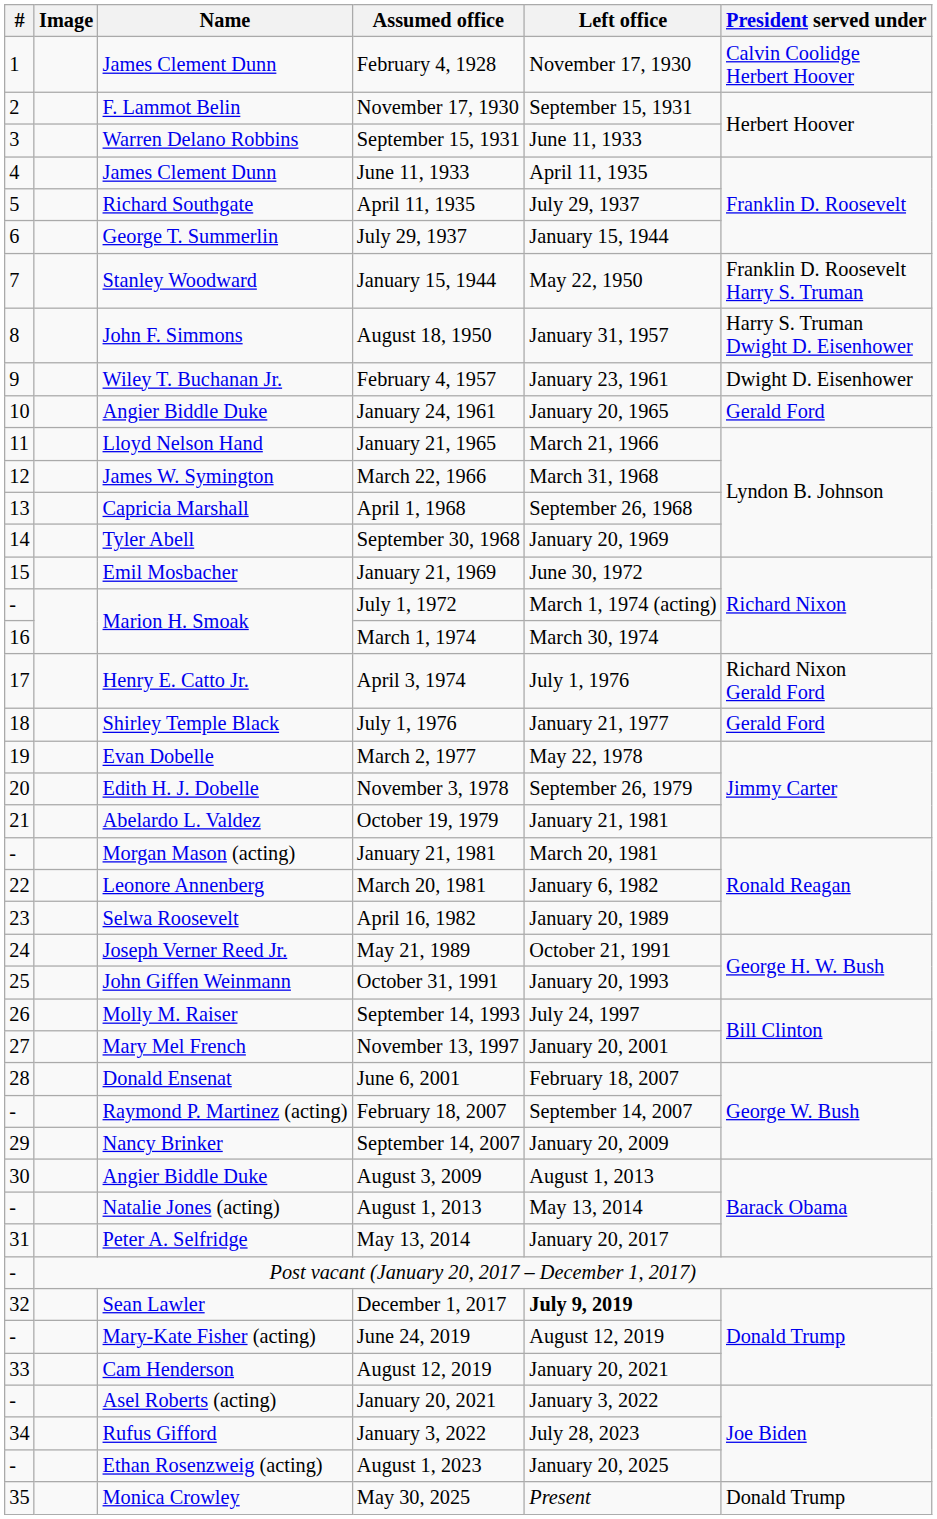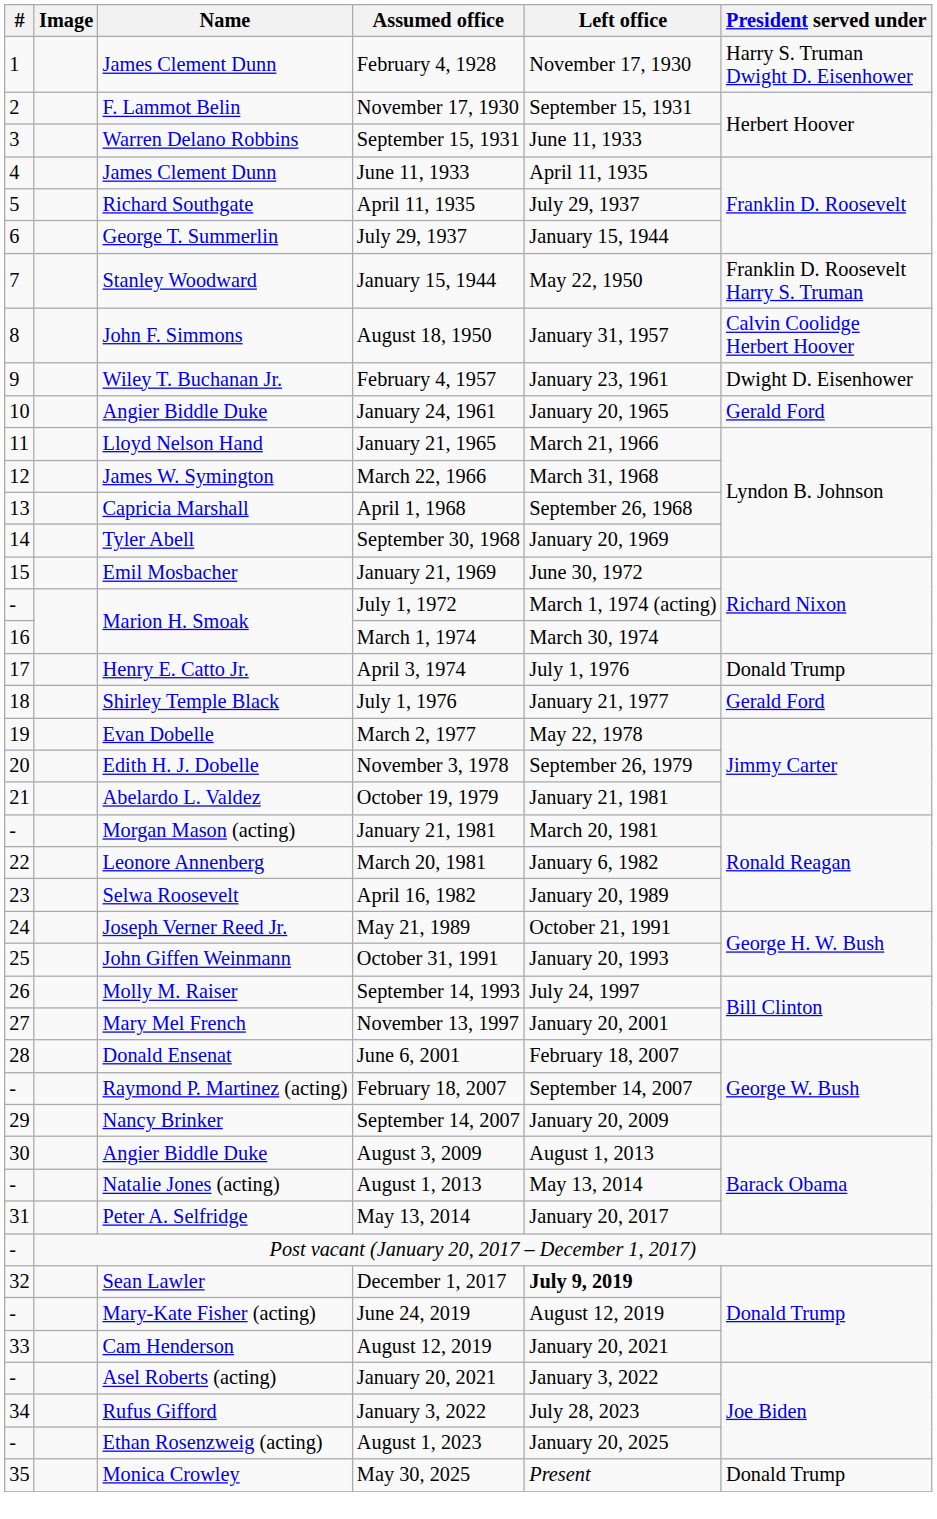(793, 64) Calvin Coolidge Herbert Hoover -> (819, 64) Harry S. Truman Dwight D. Eisenhower
(819, 335) Harry S. Truman Dwight D. Eisenhower -> (793, 335) Calvin Coolidge Herbert Hoover
(786, 680) Richard Nixon Gerald Ford -> (786, 669) Donald Trump
